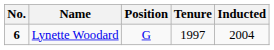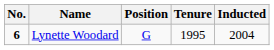(193, 34) 1997 -> (193, 34) 1995
